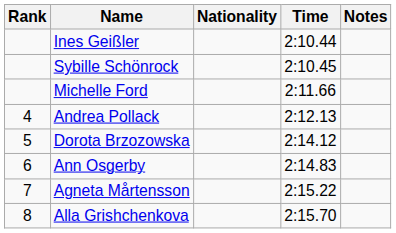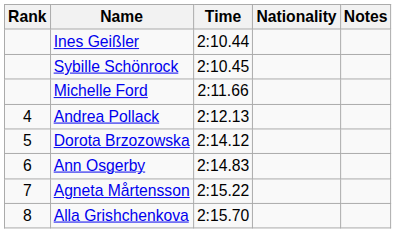columns swapped: (237, 16) <-> (310, 16)
